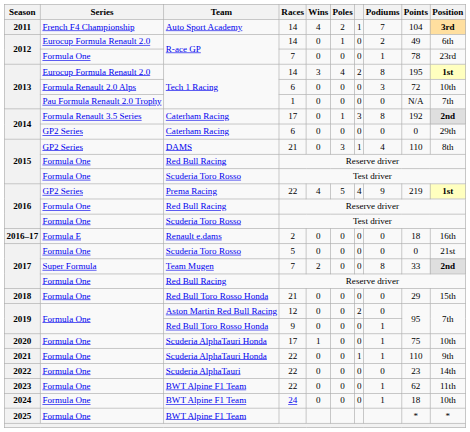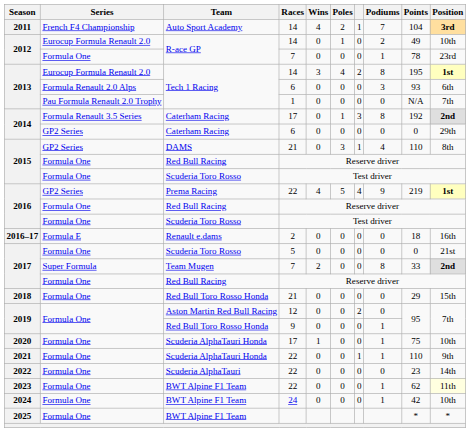(448, 42) 6th -> (448, 42) 10th
(416, 87) 72 -> (416, 87) 93
(448, 87) 10th -> (448, 87) 6th
(448, 386) no background -> (448, 386) lightyellow background
(416, 401) 18 -> (416, 401) 42
